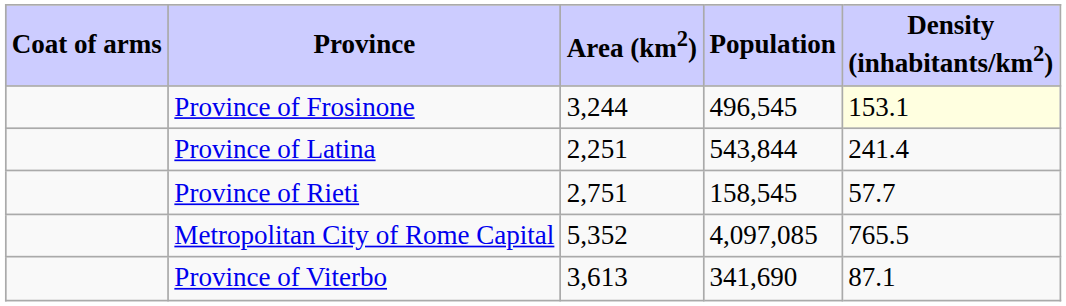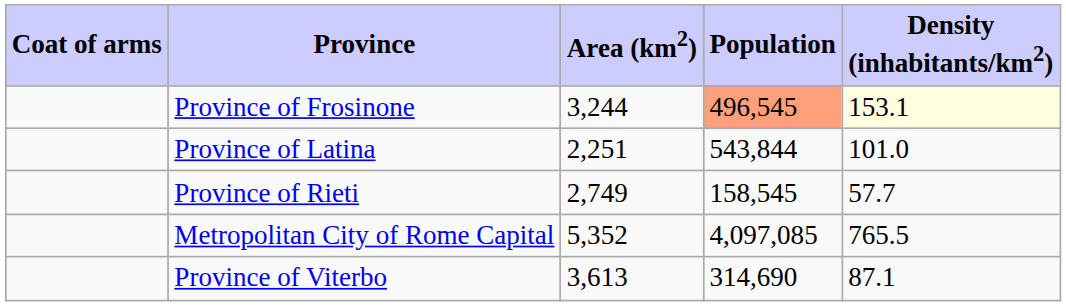(753, 106) no background -> (753, 106) lightsalmon background
(879, 149) 241.4 -> (879, 149) 101.0
(597, 192) 2,751 -> (597, 192) 2,749
(753, 277) 341,690 -> (753, 277) 314,690
